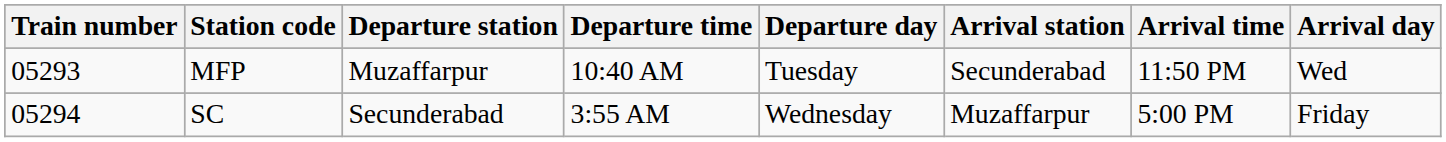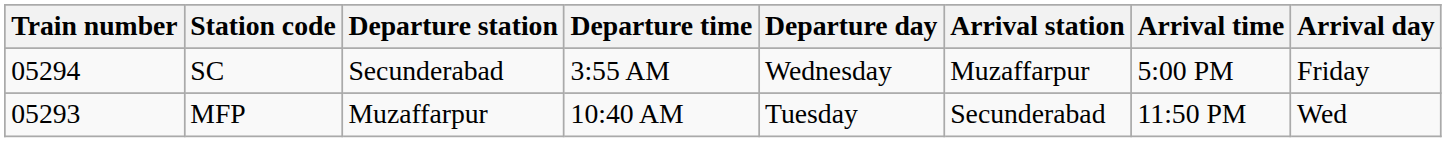rows swapped: (218, 70) <-> (207, 114)
